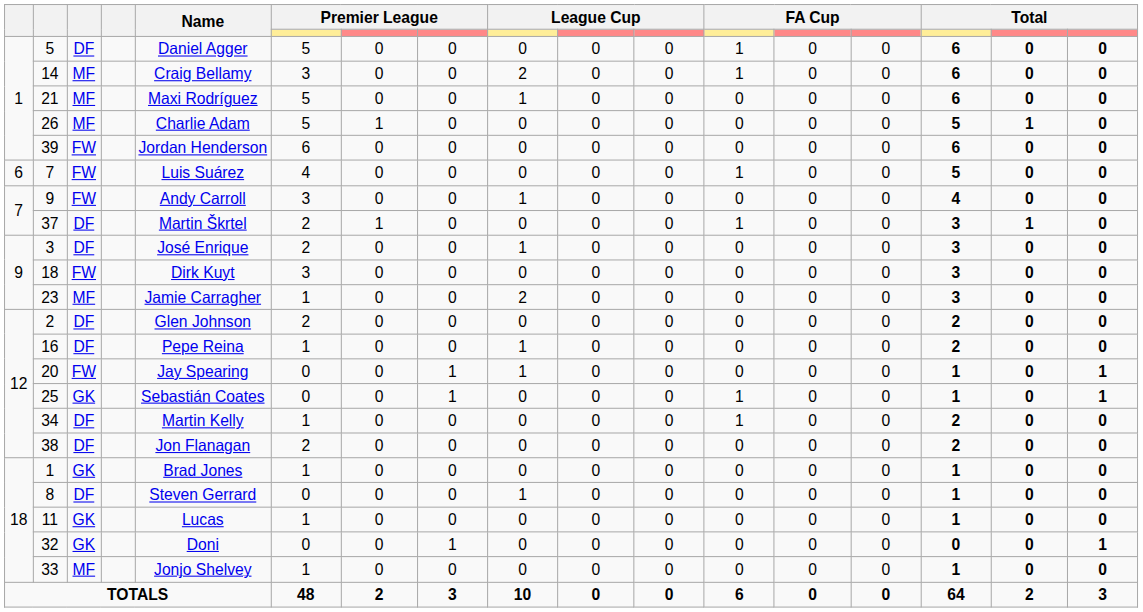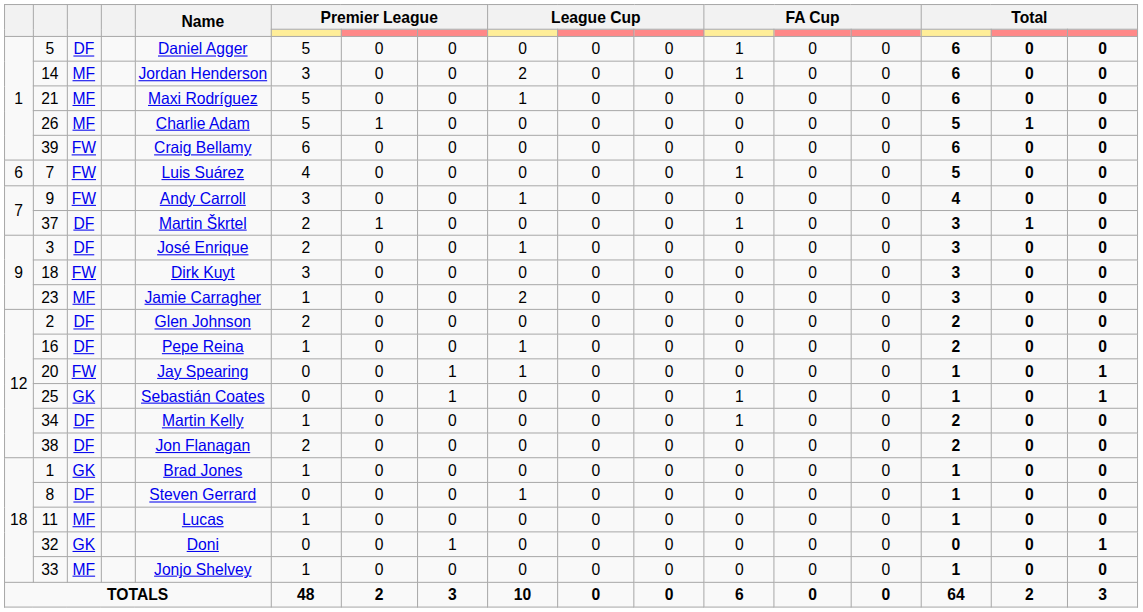(203, 74) Craig Bellamy -> (203, 74) Jordan Henderson
(203, 148) Jordan Henderson -> (203, 148) Craig Bellamy
(84, 520) GK -> (84, 520) MF
